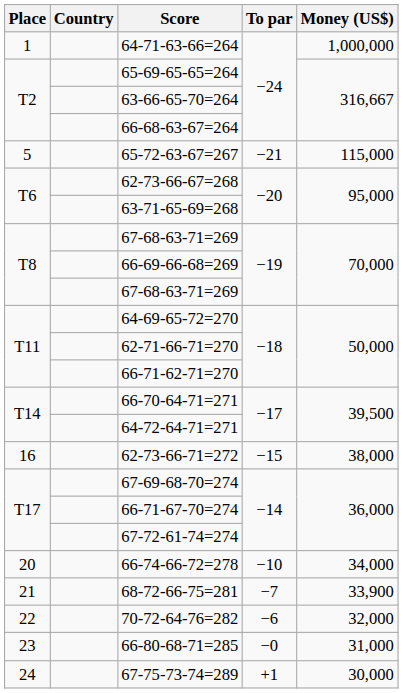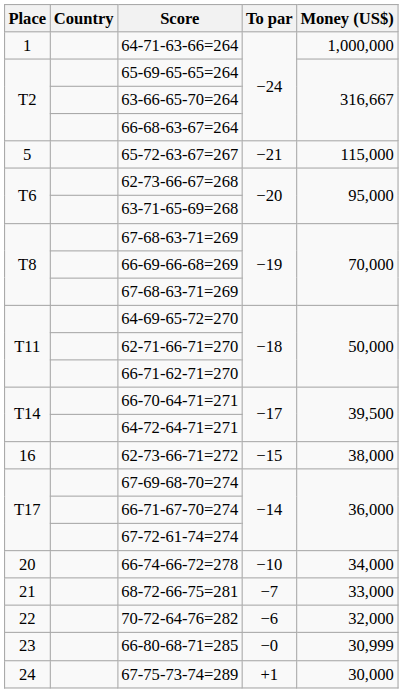(371, 592) 33,900 -> (371, 592) 33,000
(371, 646) 31,000 -> (371, 646) 30,999
